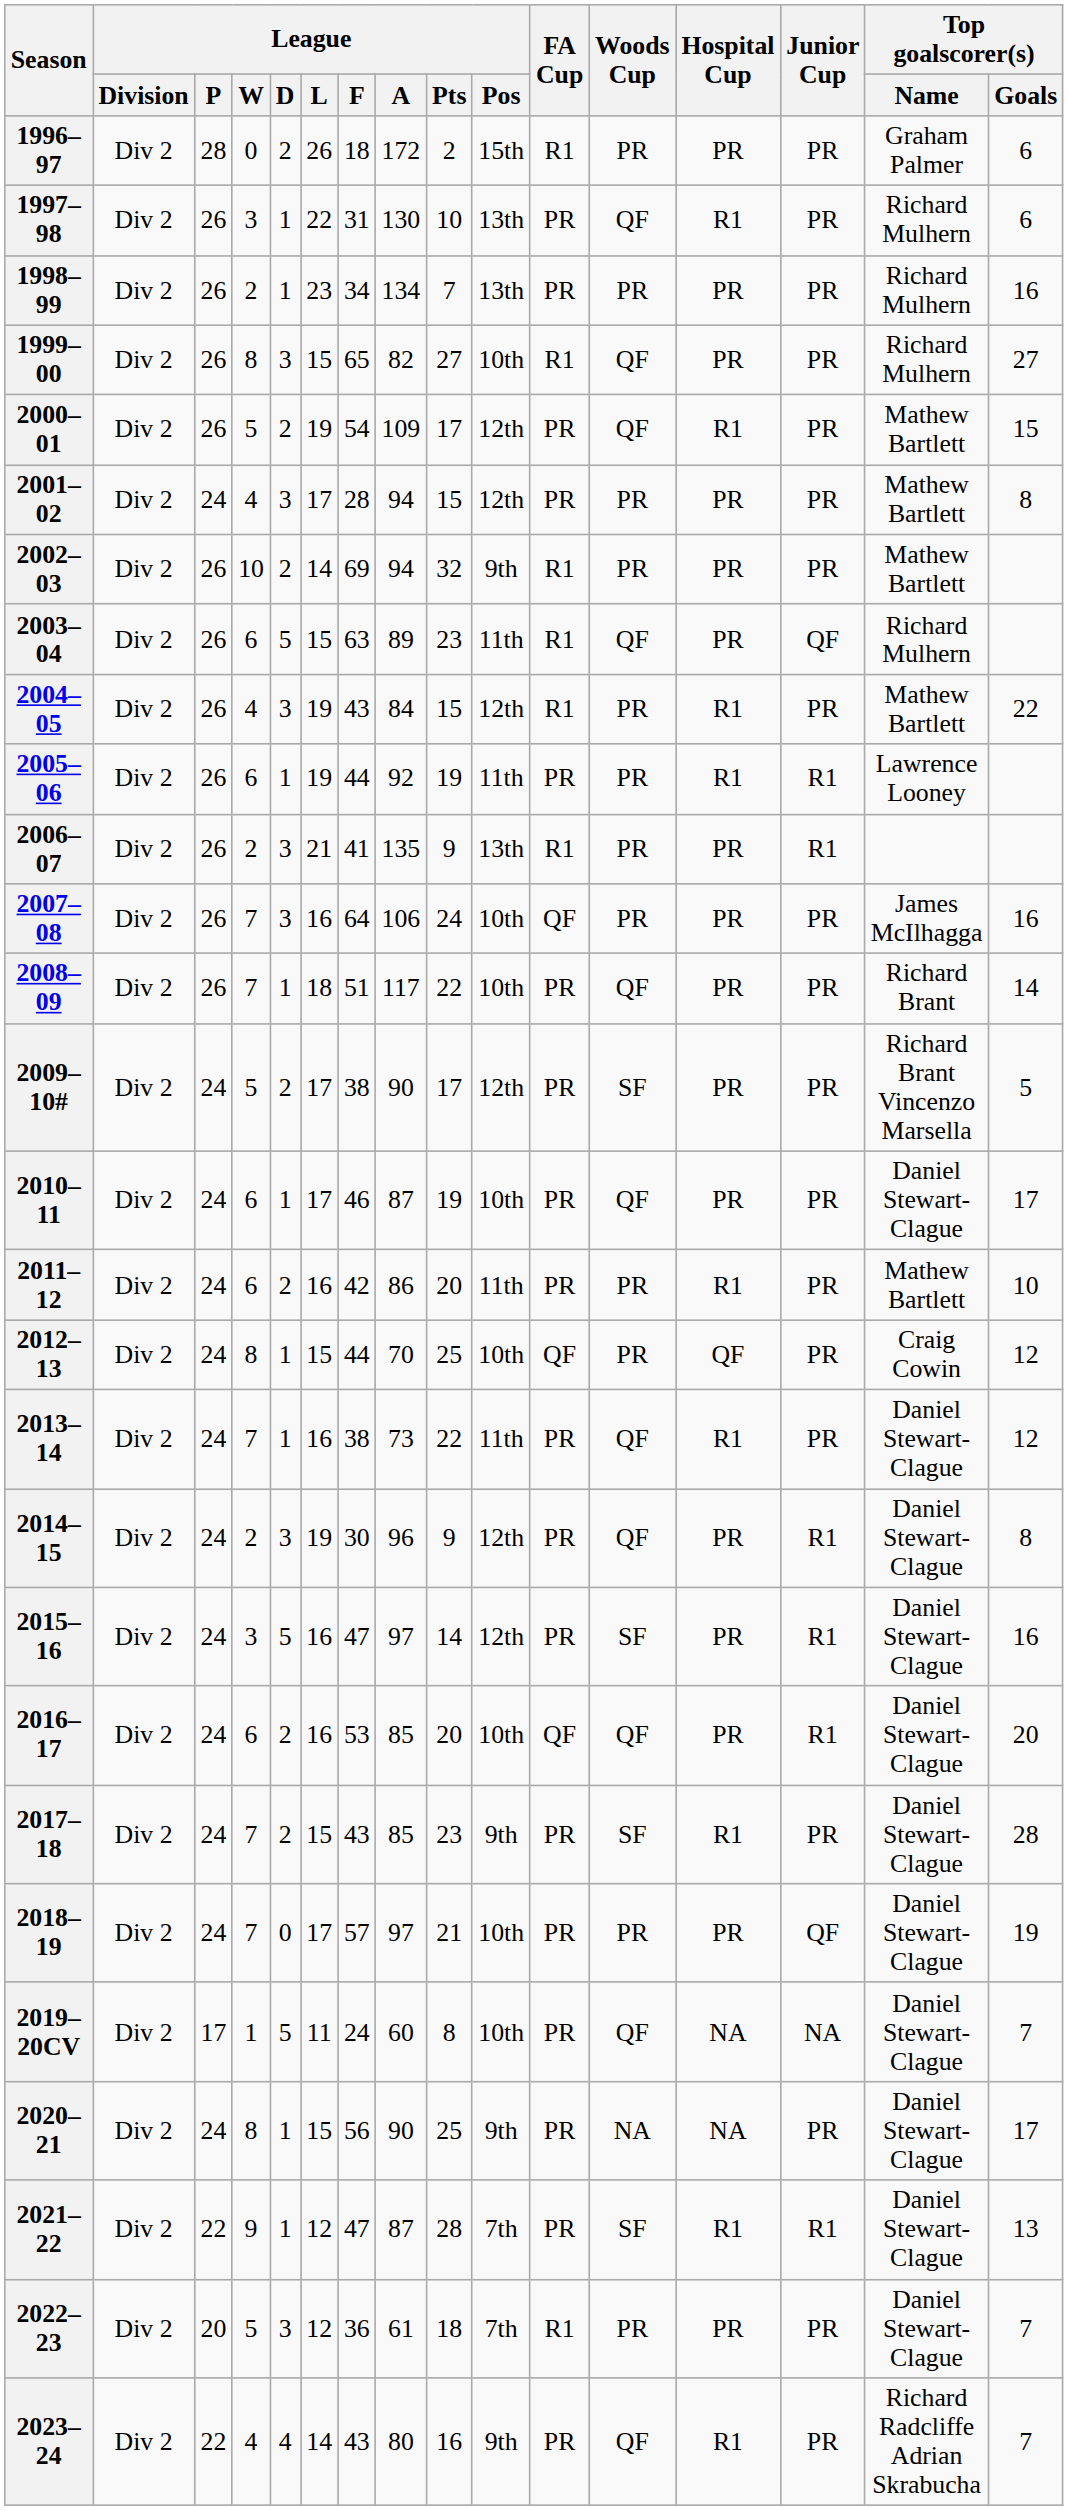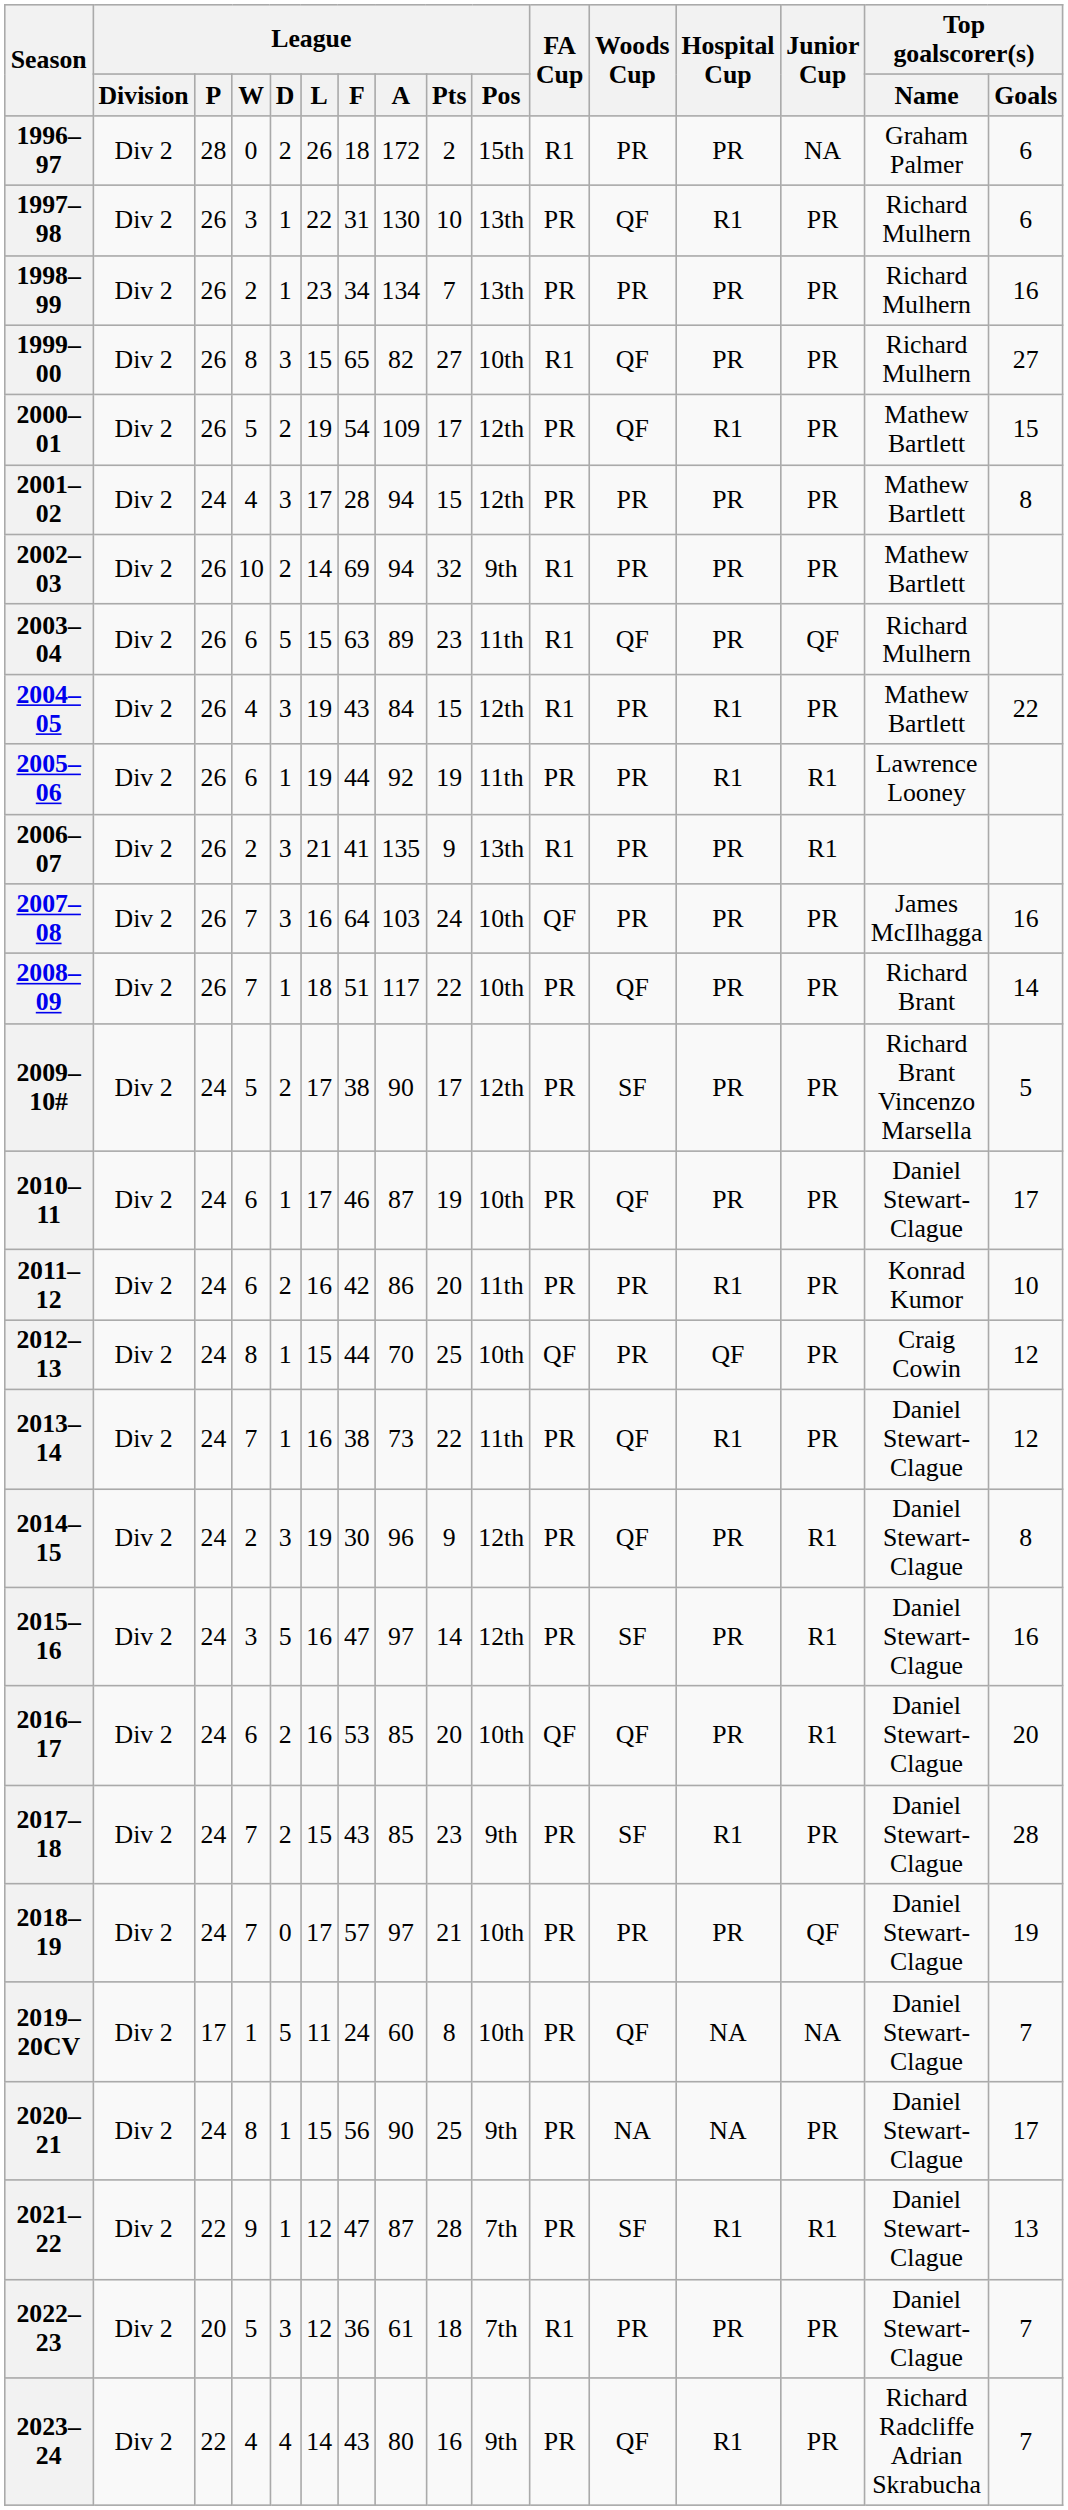(823, 150) PR -> (823, 150) NA
(401, 918) 106 -> (401, 918) 103
(927, 1284) Mathew Bartlett -> (927, 1284) Konrad Kumor
